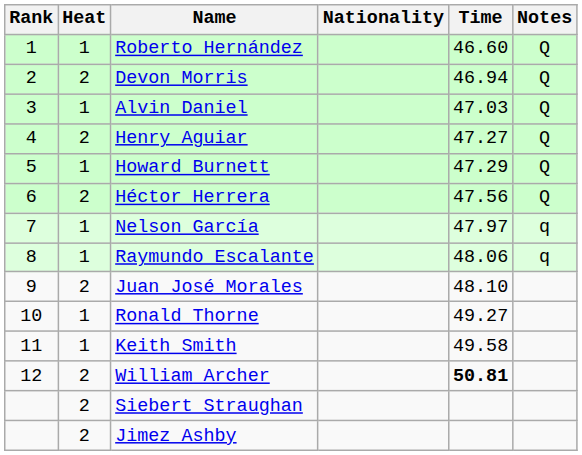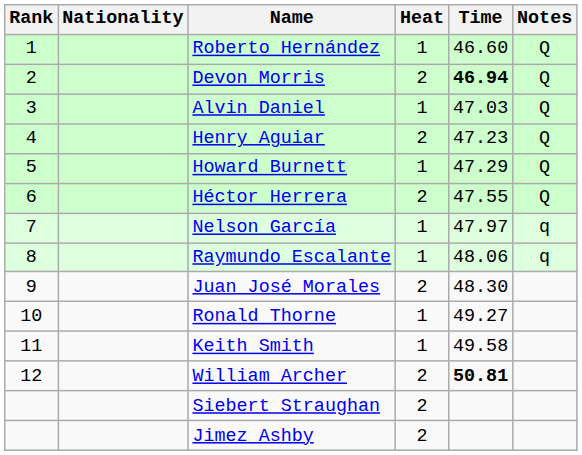columns swapped: (84, 20) <-> (383, 20)
(481, 79) normal -> (481, 79) bold
(481, 139) 47.27 -> (481, 139) 47.23
(481, 198) 47.56 -> (481, 198) 47.55
(481, 287) 48.10 -> (481, 287) 48.30
